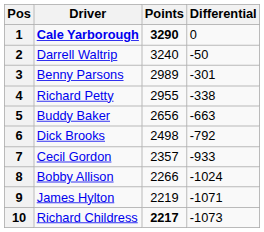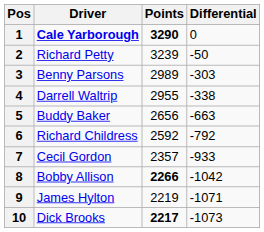(77, 55) Darrell Waltrip -> (75, 55) Richard Petty
(164, 55) 3240 -> (164, 55) 3239
(203, 75) -301 -> (203, 75) -303
(75, 95) Richard Petty -> (77, 95) Darrell Waltrip
(71, 136) Dick Brooks -> (87, 136) Richard Childress
(164, 136) 2498 -> (164, 136) 2592
(164, 177) normal -> (164, 177) bold
(206, 177) -1024 -> (206, 177) -1042
(87, 217) Richard Childress -> (71, 217) Dick Brooks
